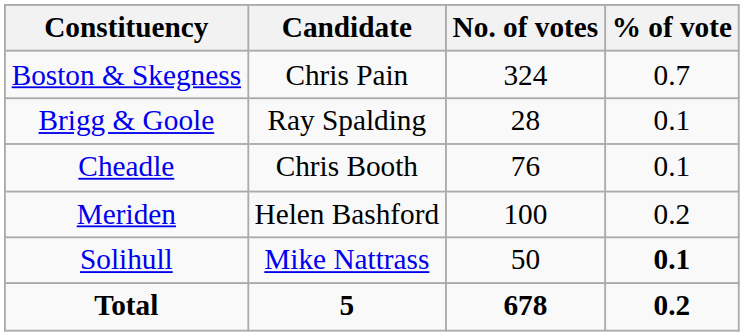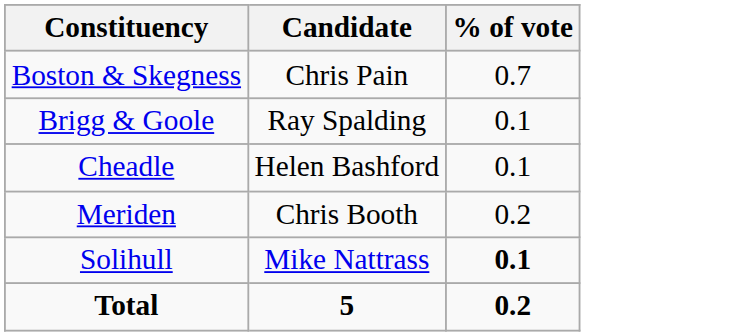- column: (525, 27)
(347, 167) Chris Booth -> (347, 167) Helen Bashford
(347, 213) Helen Bashford -> (347, 213) Chris Booth
